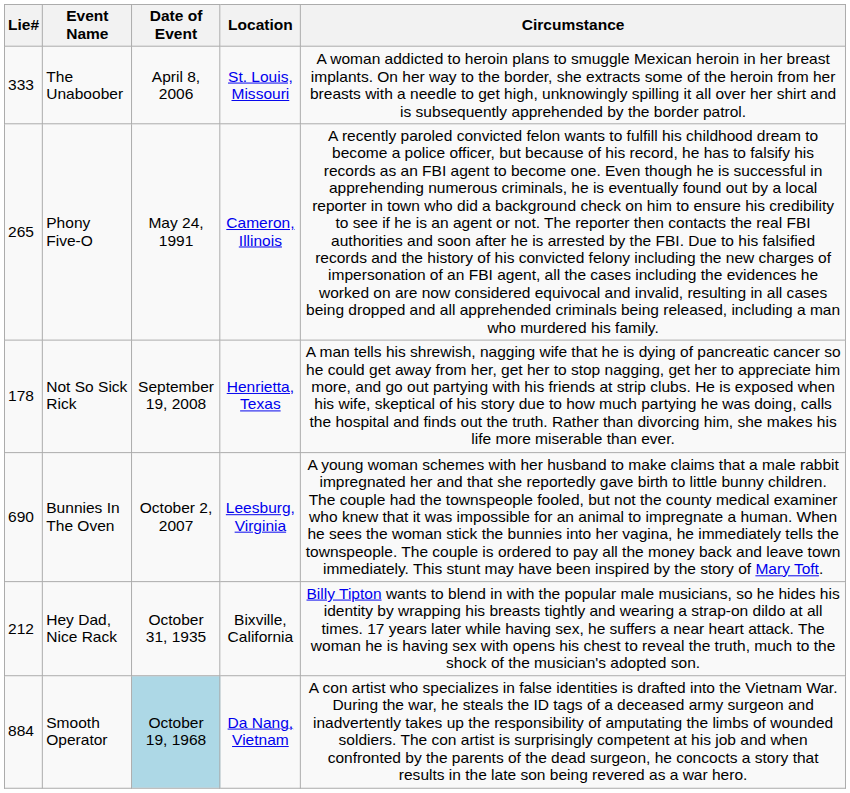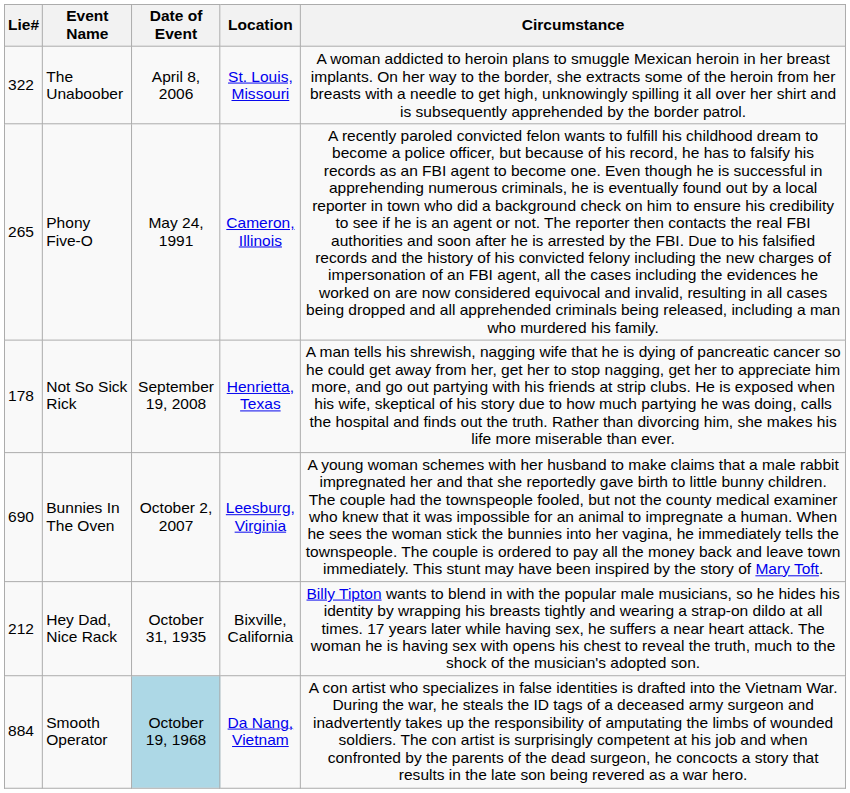(21, 85) 333 -> (21, 85) 322
